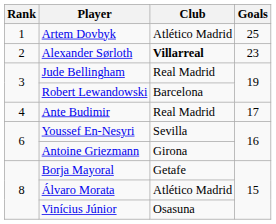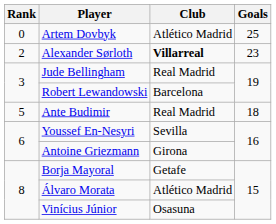(22, 33) 1 -> (22, 33) 0
(22, 111) 4 -> (22, 111) 5
(253, 111) 17 -> (253, 111) 18
